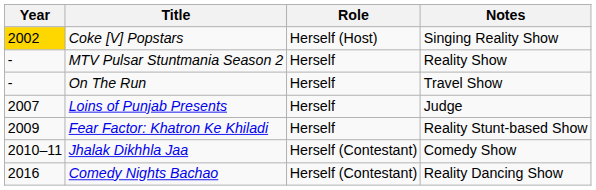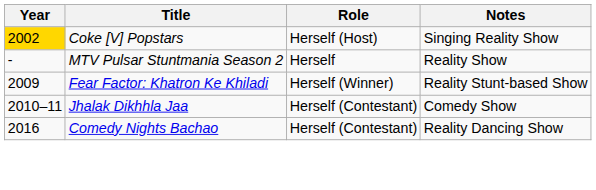- row: (107, 83)
- row: (148, 106)
(312, 128) Herself -> (342, 83) Herself (Winner)
